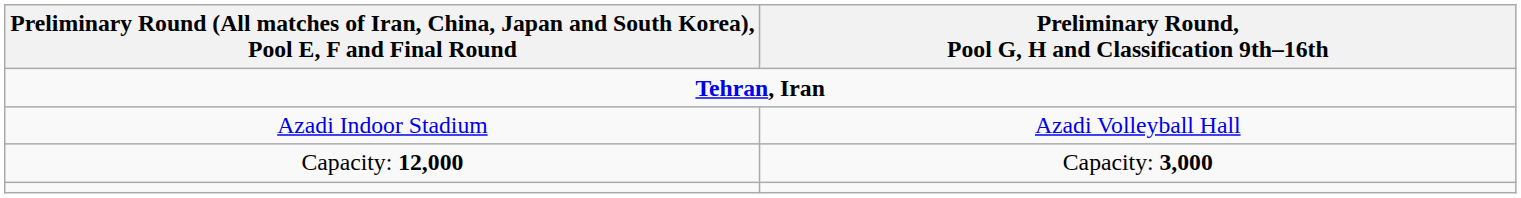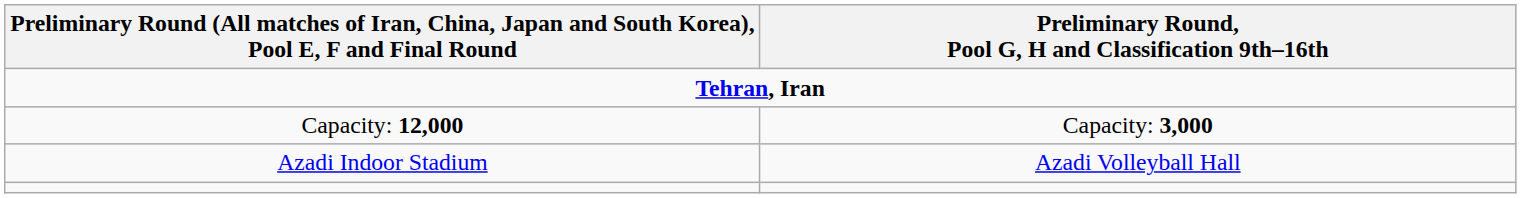rows swapped: (382, 125) <-> (382, 162)
